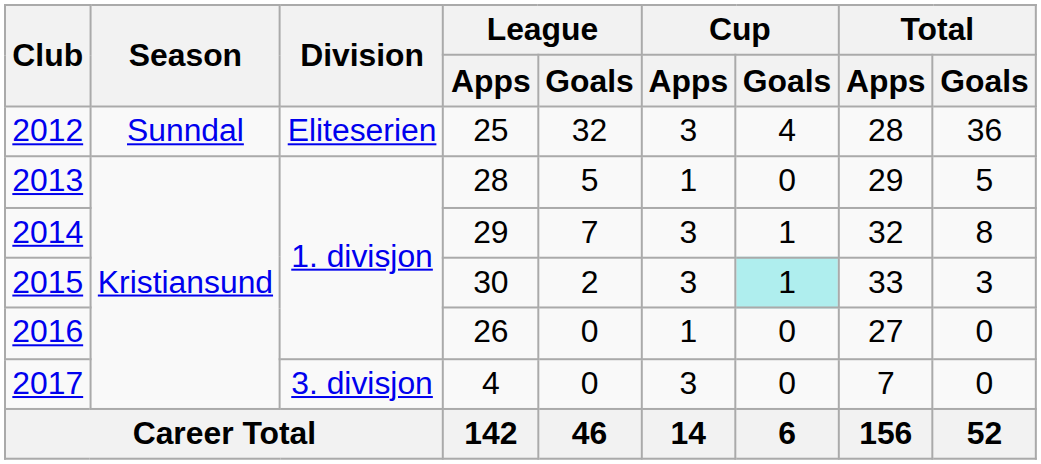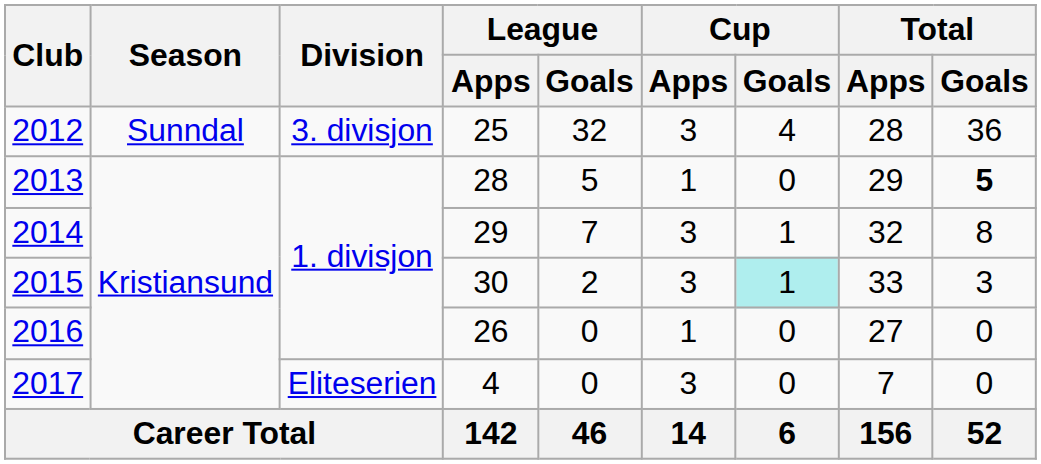(362, 130) Eliteserien -> (362, 130) 3. divisjon
(984, 181) normal -> (984, 181) bold
(362, 383) 3. divisjon -> (362, 383) Eliteserien
